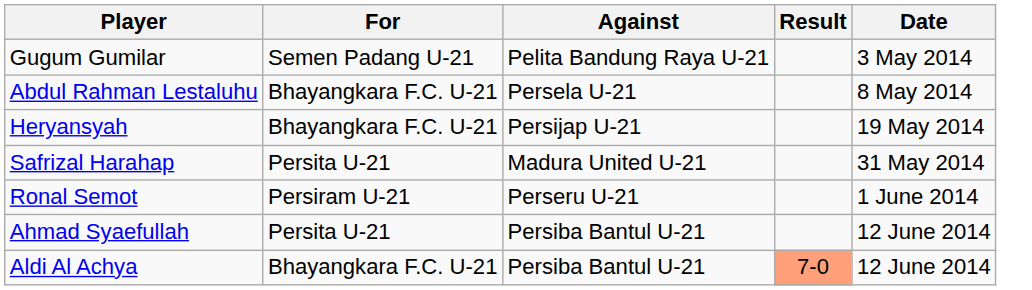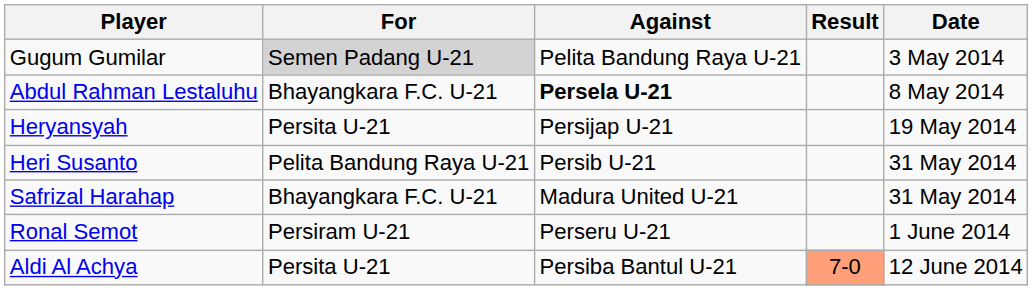(371, 57) no background -> (371, 57) lightgrey background
(572, 92) normal -> (606, 92) bold
(383, 127) Bhayangkara F.C. U-21 -> (329, 127) Persita U-21
+ row: (74, 162)
(329, 162) Persita U-21 -> (383, 197) Bhayangkara F.C. U-21
- row: (99, 232)
(383, 267) Bhayangkara F.C. U-21 -> (329, 267) Persita U-21
